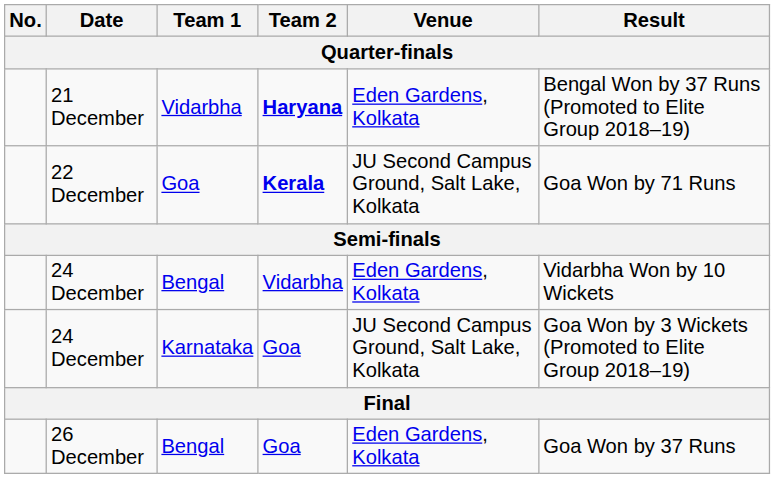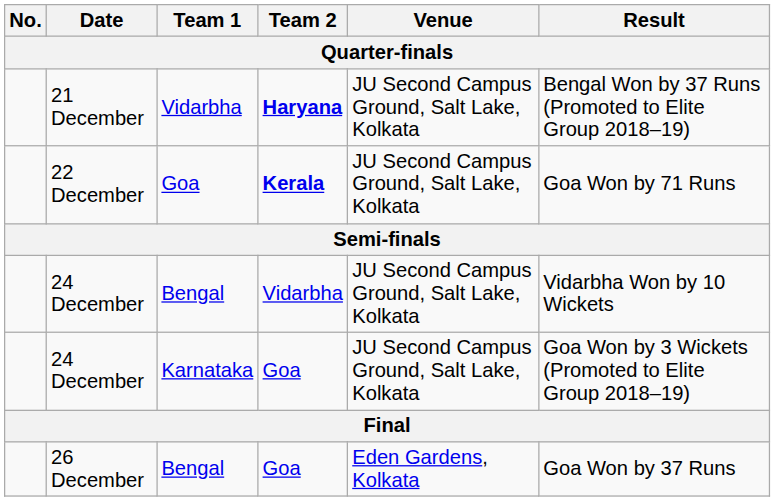(420, 107) Eden Gardens, Kolkata -> (442, 107) JU Second Campus Ground, Salt Lake, Kolkata
(420, 282) Eden Gardens, Kolkata -> (442, 293) JU Second Campus Ground, Salt Lake, Kolkata
